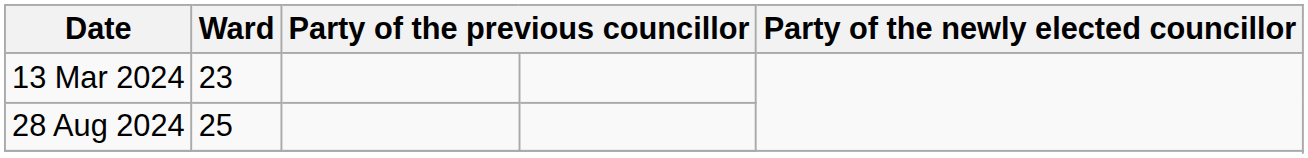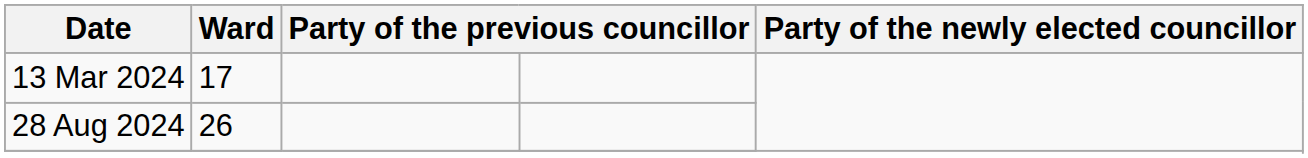(216, 77) 23 -> (216, 77) 17
(216, 126) 25 -> (216, 126) 26
